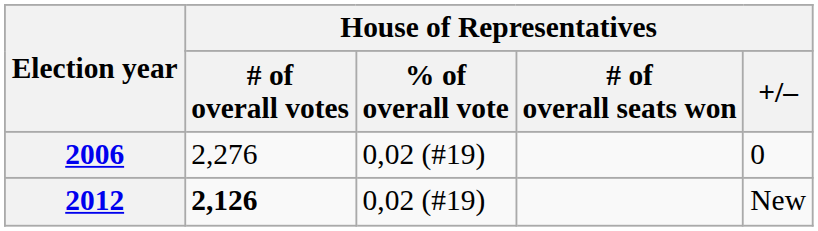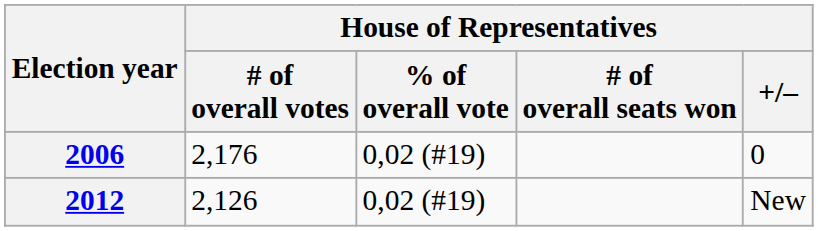(224, 154) 2,276 -> (224, 154) 2,176
(224, 201) bold -> (224, 201) normal
